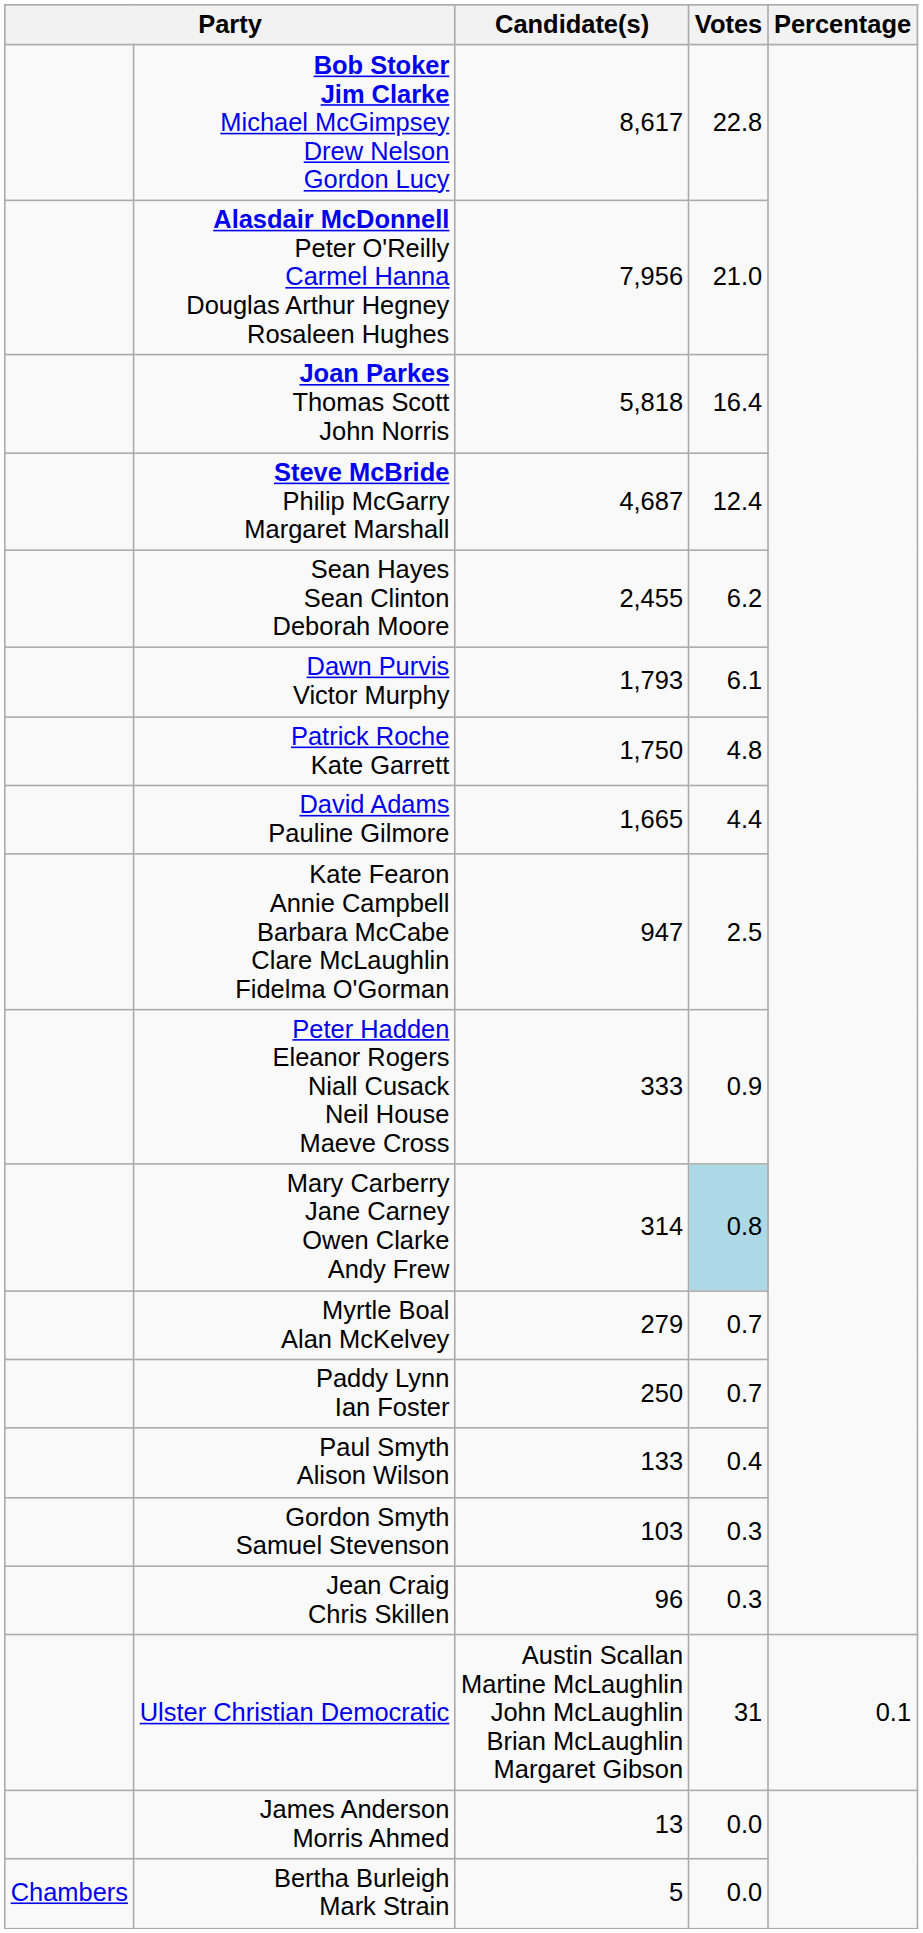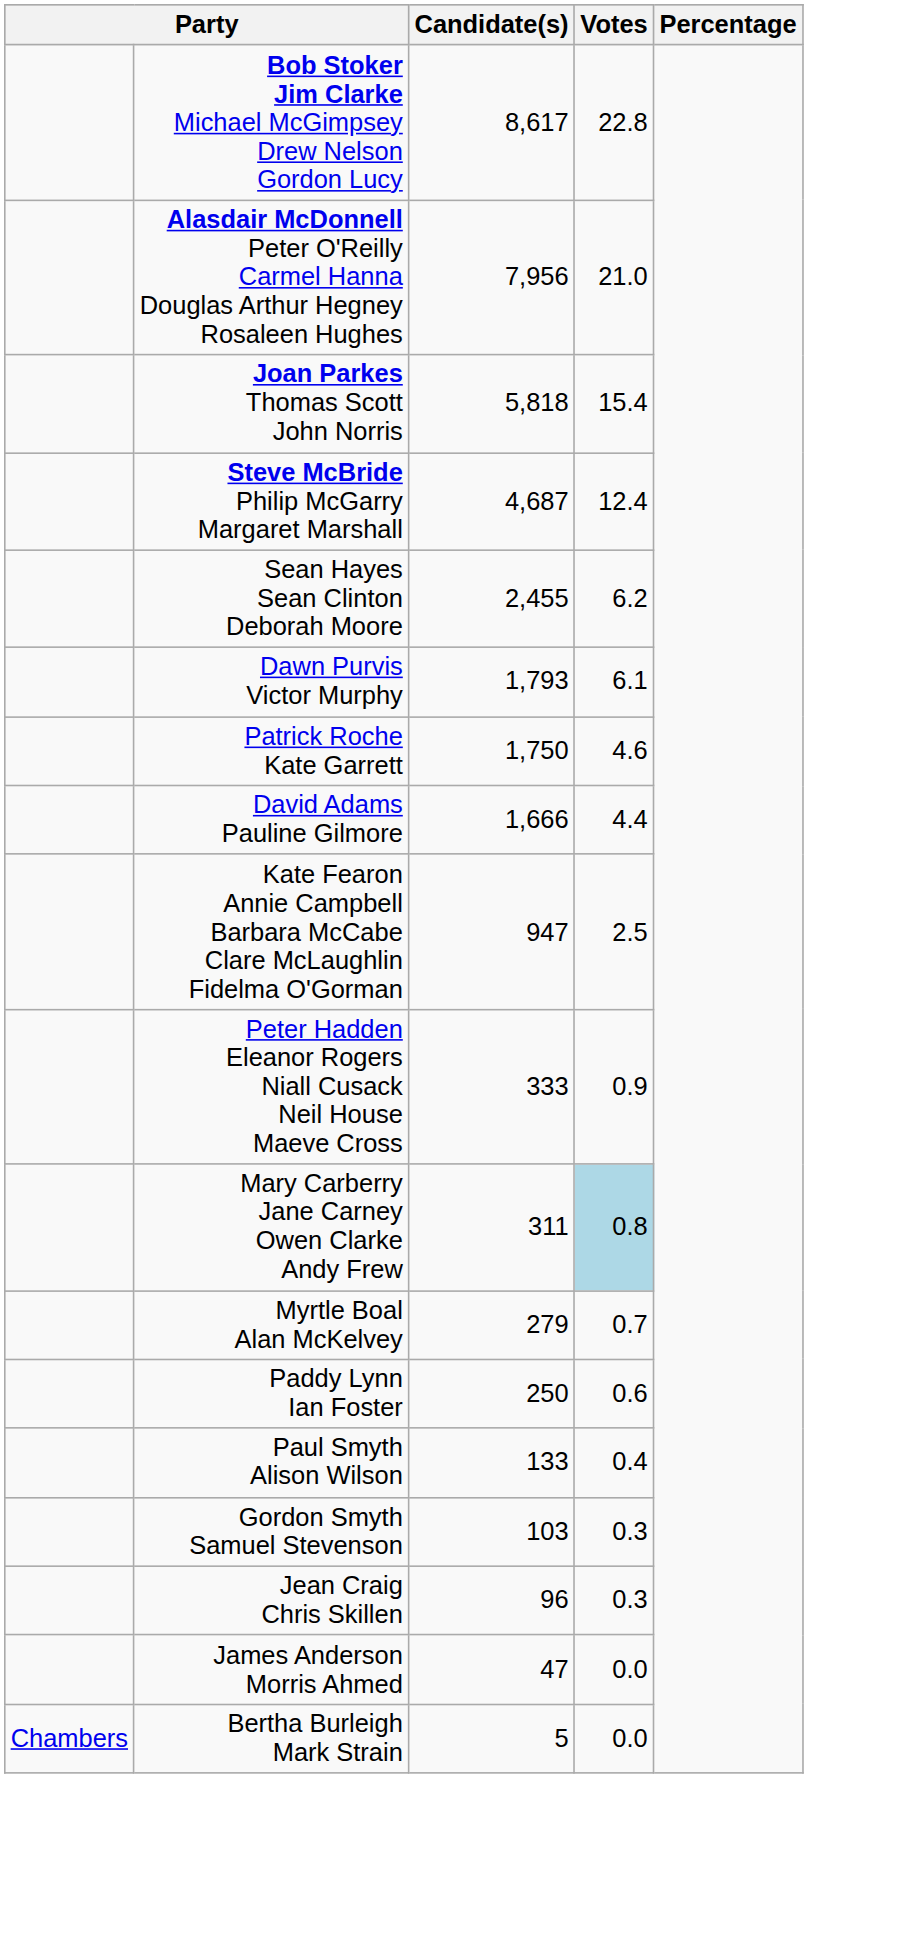(737, 403) 16.4 -> (623, 403) 15.4
(745, 750) 4.8 -> (630, 750) 4.6
(651, 819) 1,665 -> (537, 819) 1,666
(662, 1226) 314 -> (548, 1226) 311
(745, 1393) 0.7 -> (630, 1393) 0.6
- row: (295, 1712)
(669, 1824) 13 -> (554, 1669) 47
